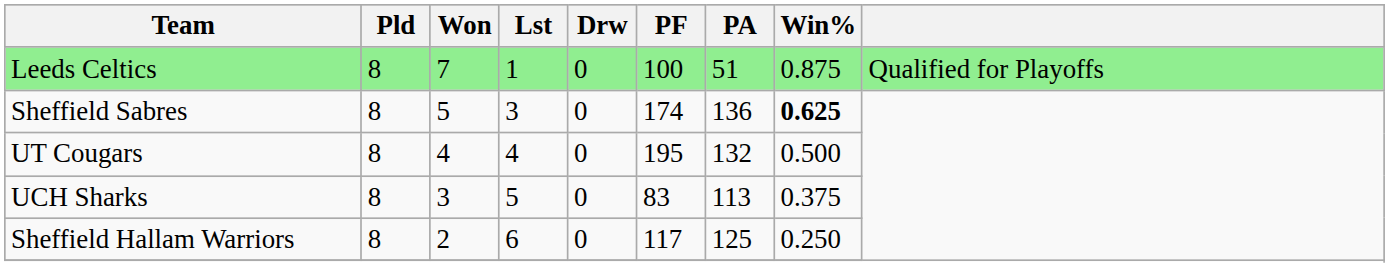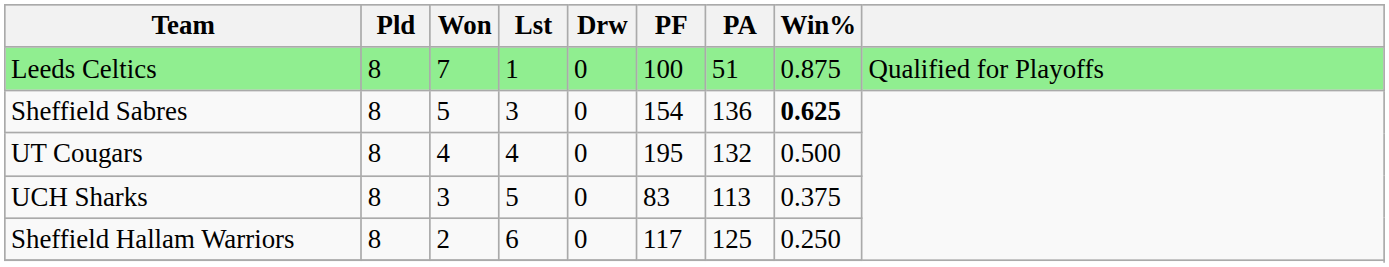(663, 111) 174 -> (663, 111) 154
